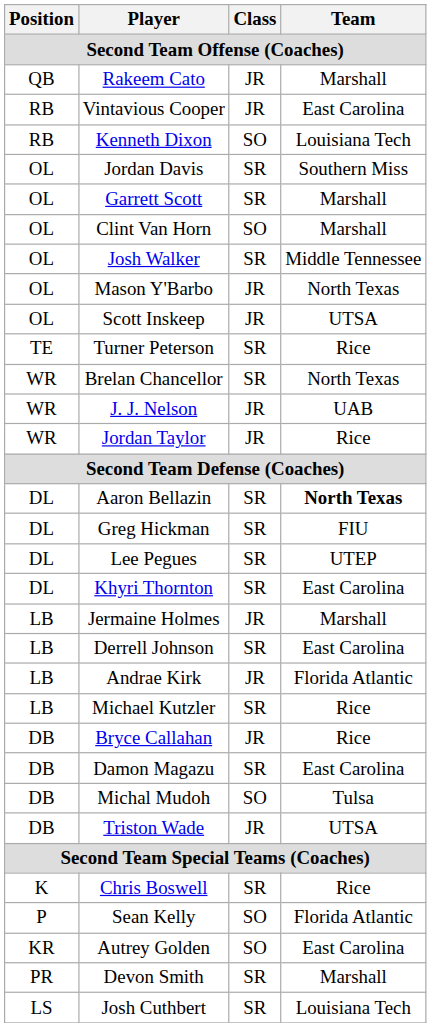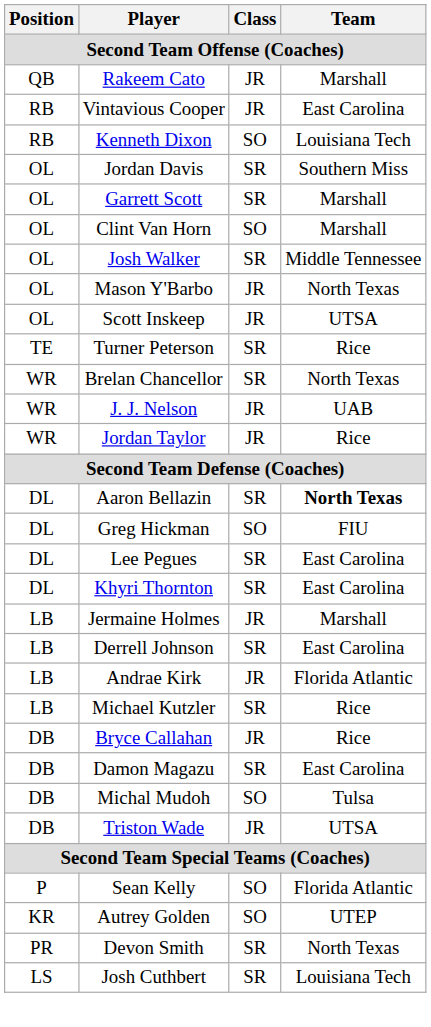(255, 528) SR -> (255, 528) SO
(353, 558) UTEP -> (353, 558) East Carolina
- row: (154, 887)
(353, 947) East Carolina -> (353, 917) UTEP
(353, 977) Marshall -> (353, 947) North Texas
